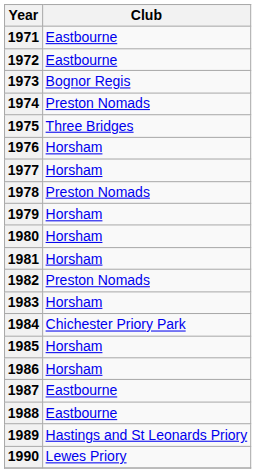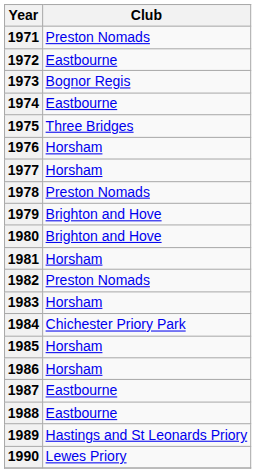(81, 37) Eastbourne -> (98, 37) Preston Nomads
(98, 103) Preston Nomads -> (81, 103) Eastbourne
(74, 214) Horsham -> (104, 214) Brighton and Hove
(74, 236) Horsham -> (104, 236) Brighton and Hove
